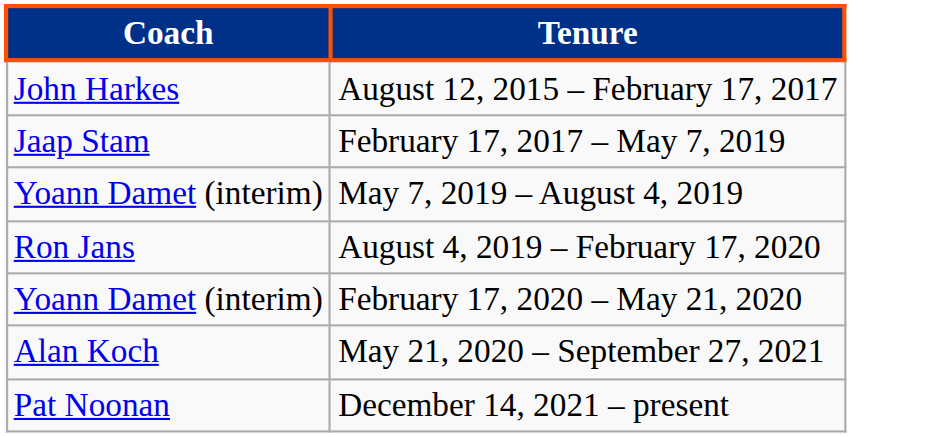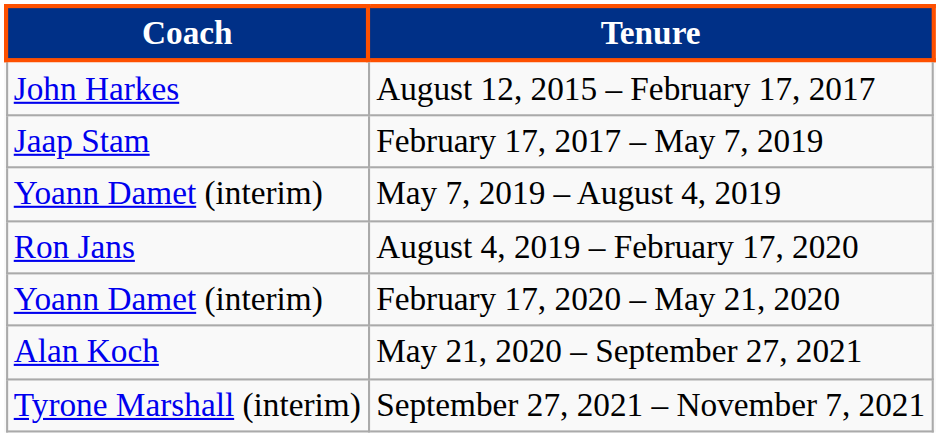+ row: (651, 404)
- row: (534, 404)
